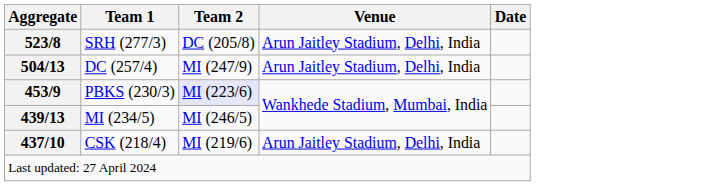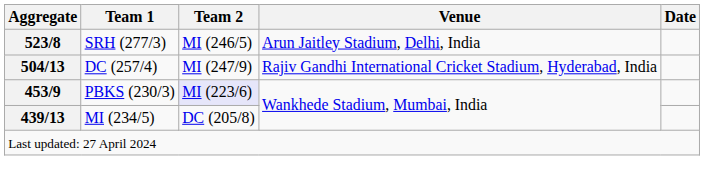(218, 42) DC (205/8) -> (217, 42) MI (246/5)
(371, 67) Arun Jaitley Stadium, Delhi, India -> (460, 67) Rajiv Gandhi International Cricket Stadium, Hyderabad, India
(217, 117) MI (246/5) -> (218, 117) DC (205/8)
- row: (125, 142)
